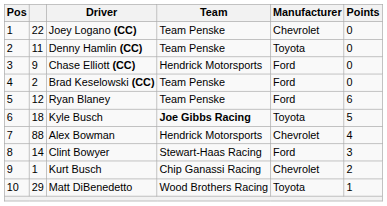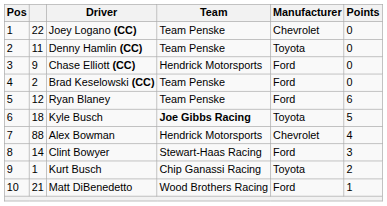(296, 169) Chevrolet -> (289, 169) Toyota
(38, 187) 29 -> (38, 187) 21
(289, 187) Toyota -> (284, 187) Ford
